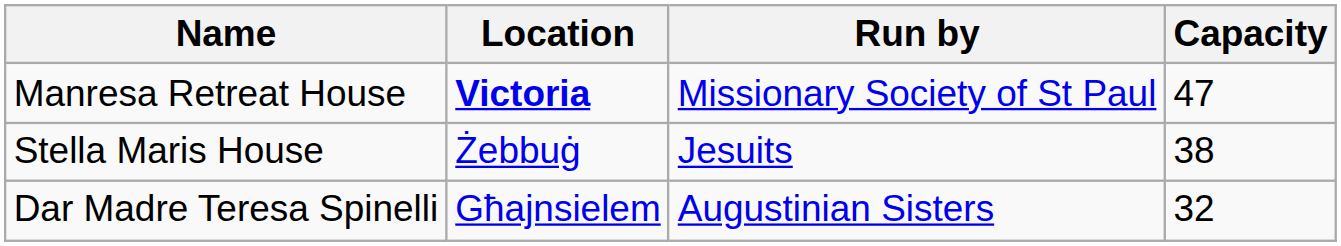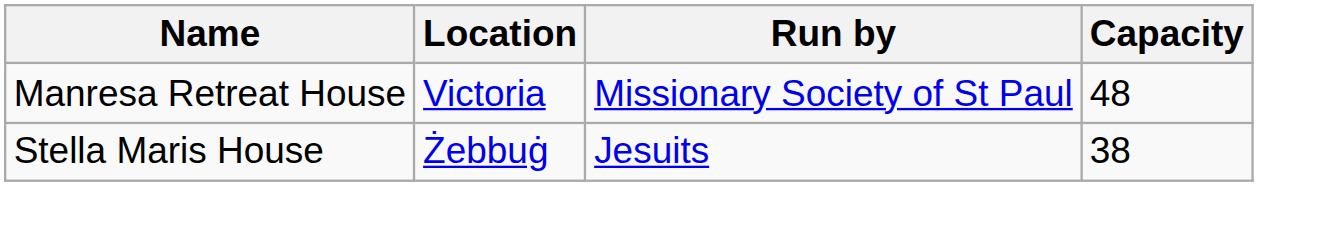(523, 92) bold -> (484, 92) normal
(1194, 92) 47 -> (1110, 92) 48
- row: (226, 209)
